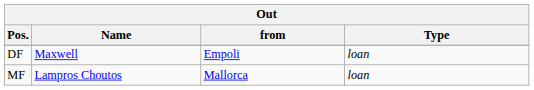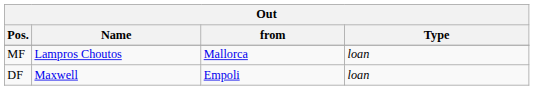rows swapped: (15, 55) <-> (16, 75)
